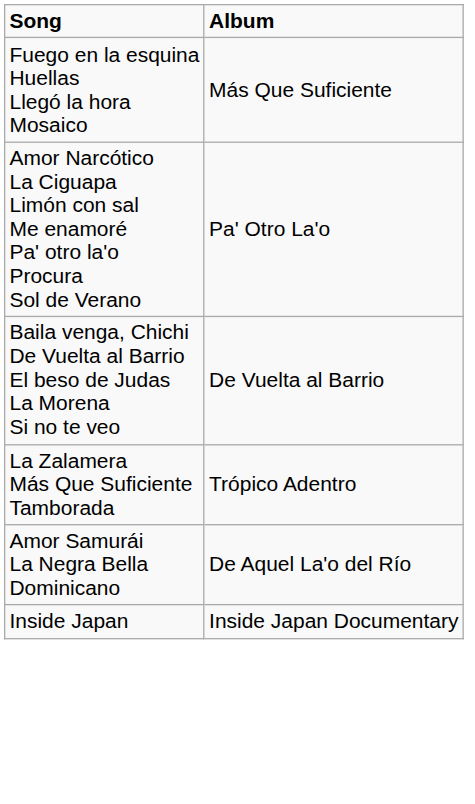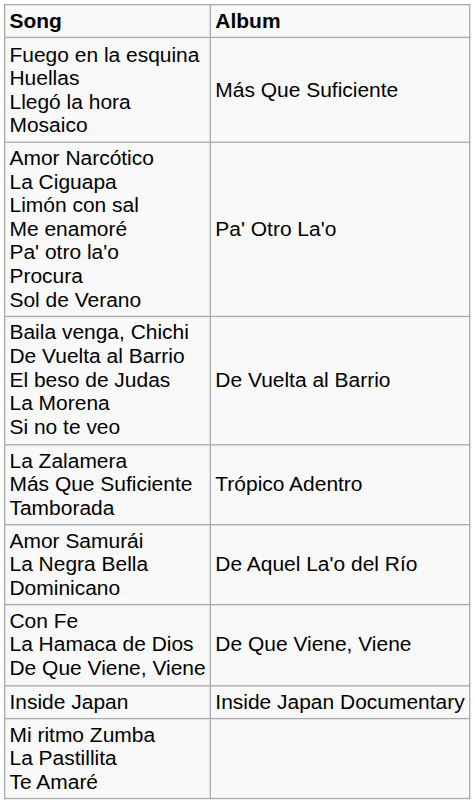+ row: (108, 645)
+ row: (82, 758)
